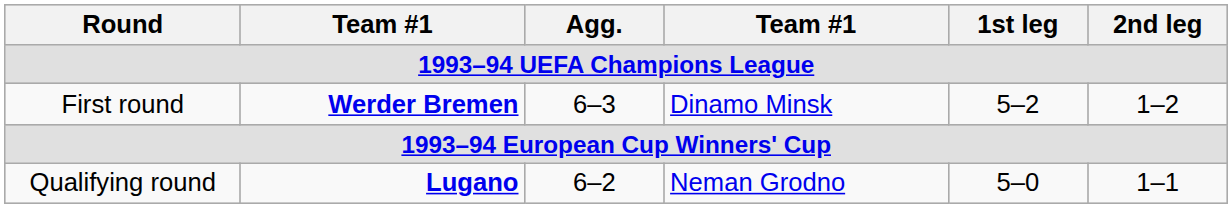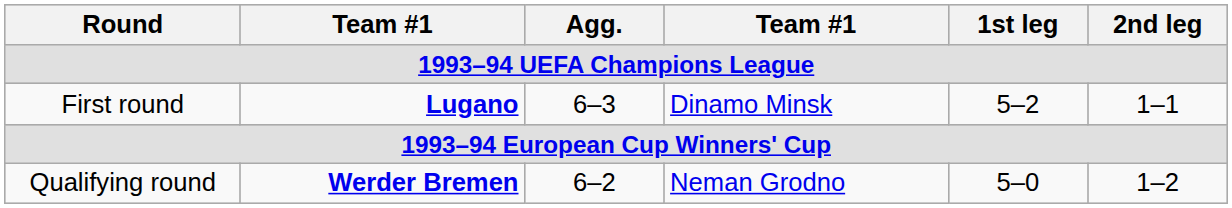(423, 103) Werder Bremen -> (472, 103) Lugano
(1158, 103) 1–2 -> (1158, 103) 1–1
(472, 182) Lugano -> (423, 182) Werder Bremen
(1158, 183) 1–1 -> (1158, 183) 1–2
